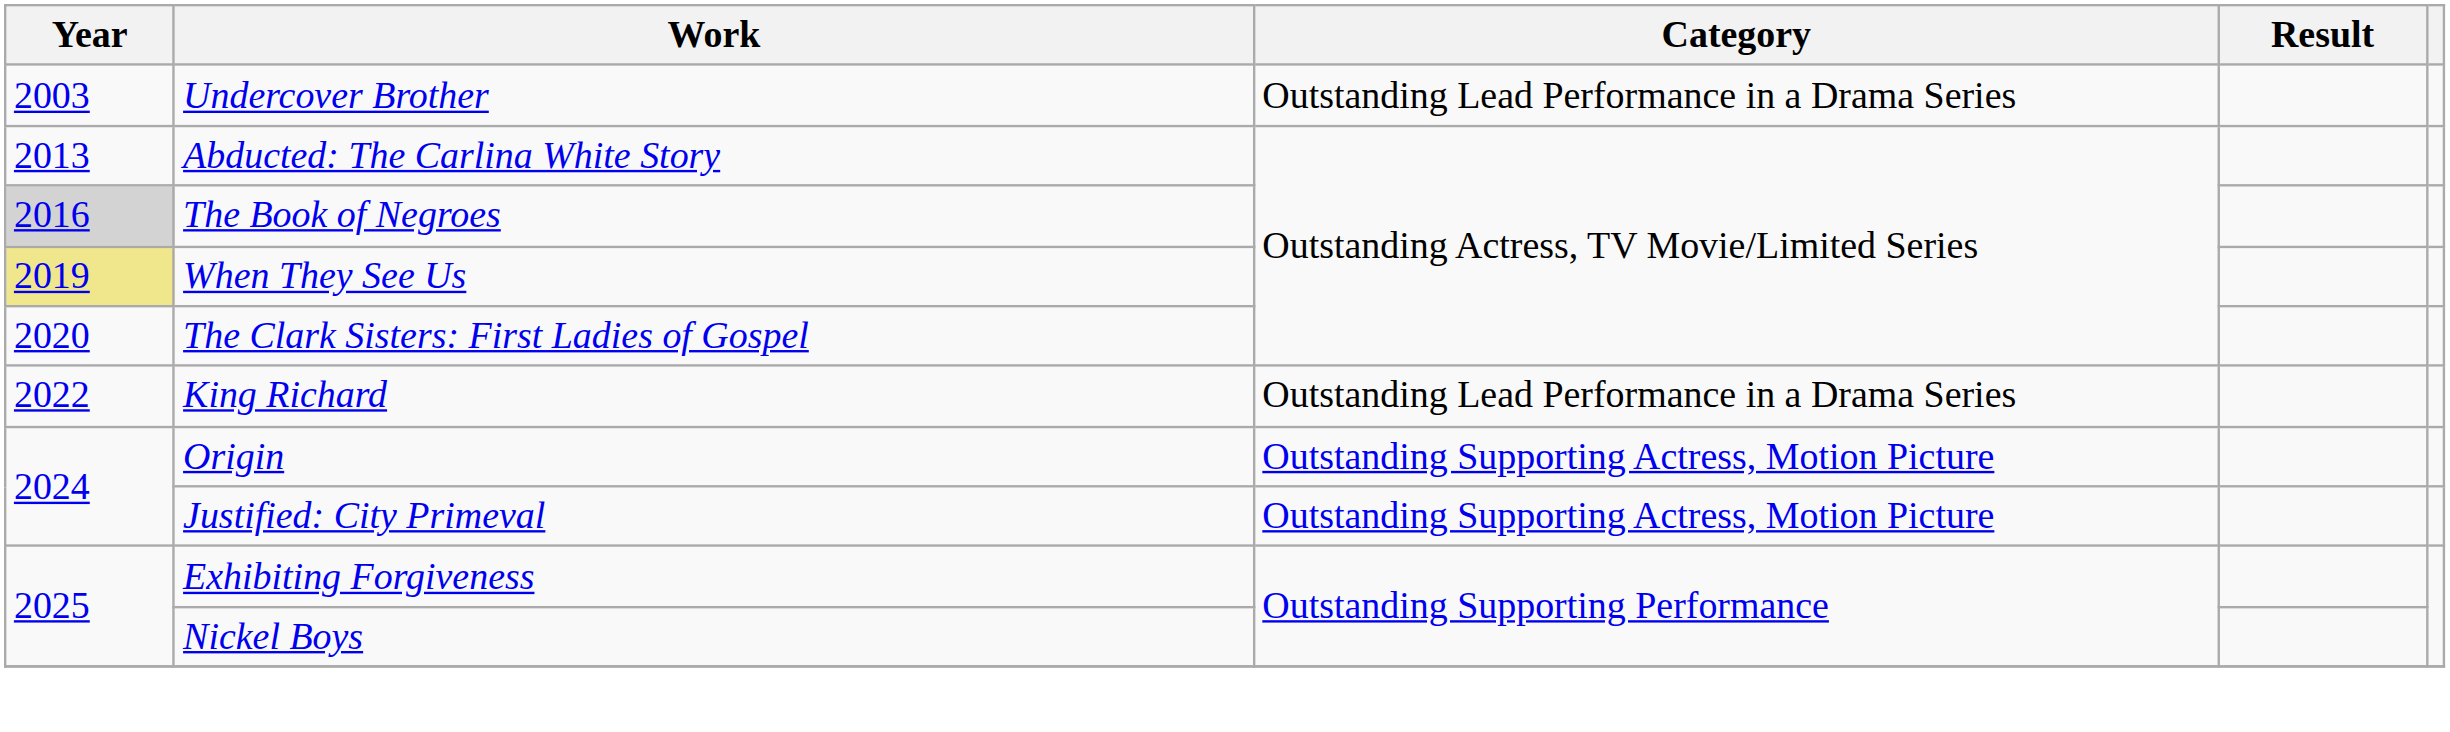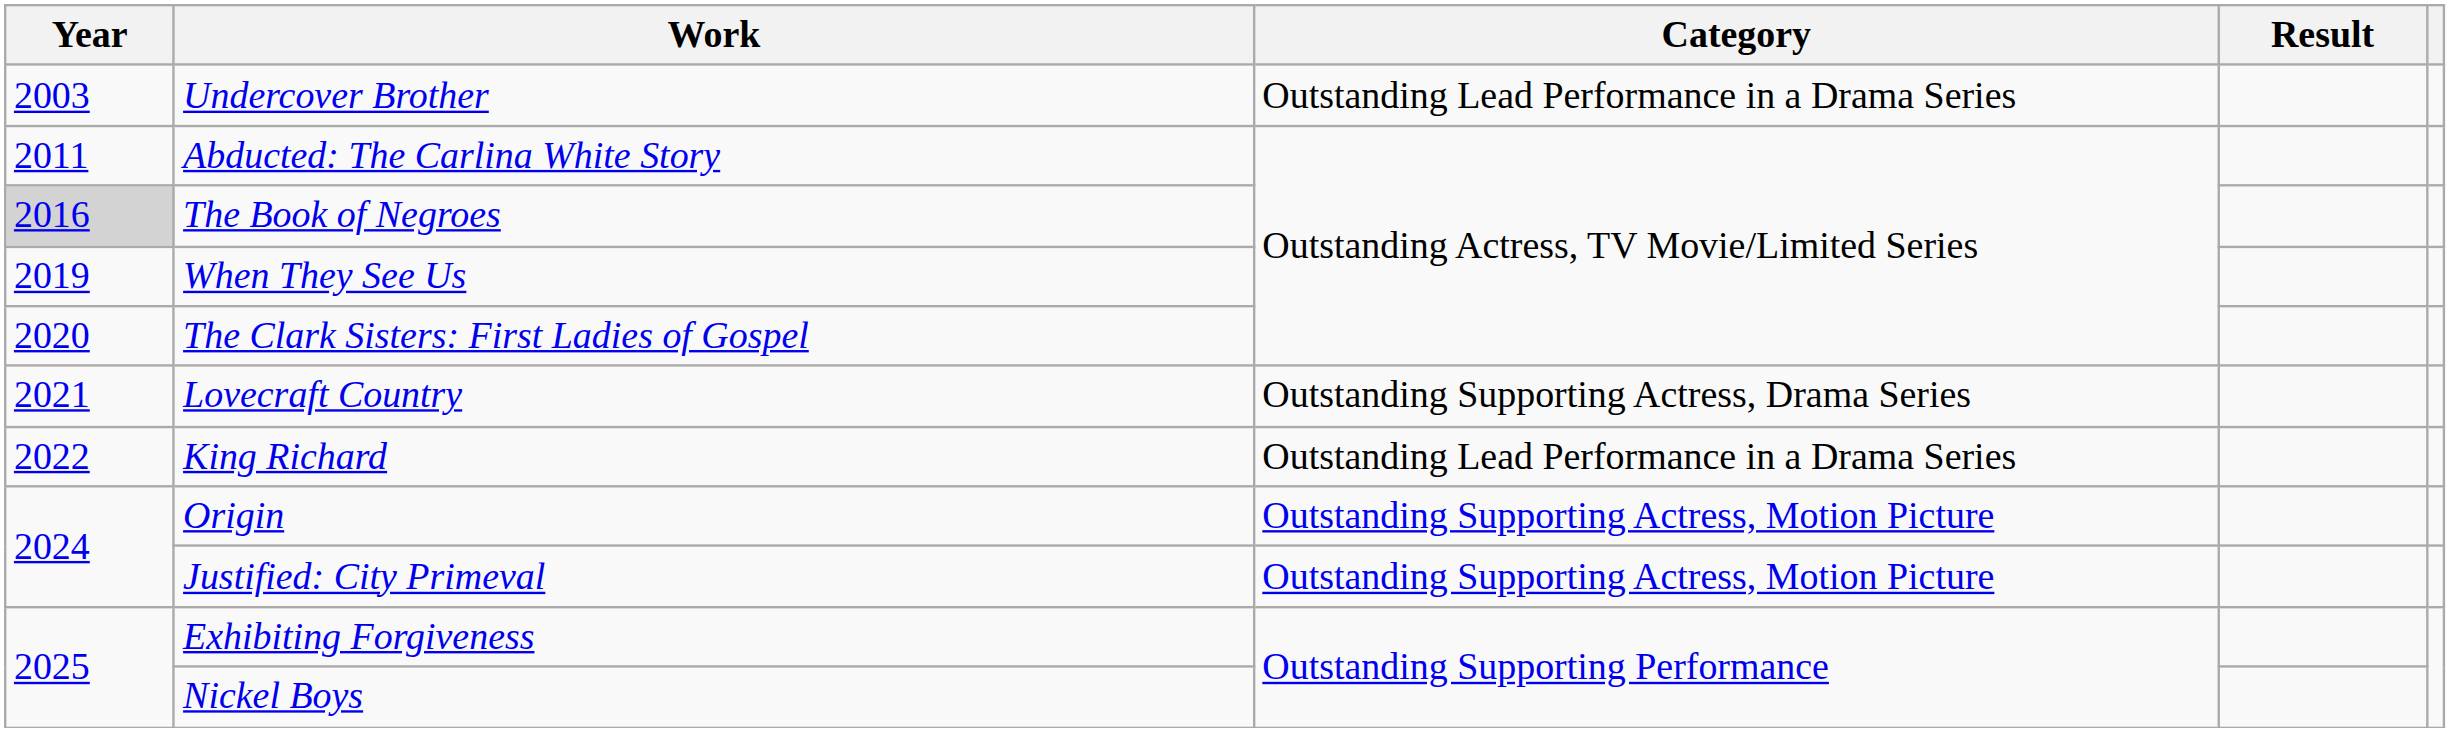(52, 154) 2013 -> (51, 154) 2011
(52, 275) khaki background -> (52, 275) no background
+ row: (323, 395)
